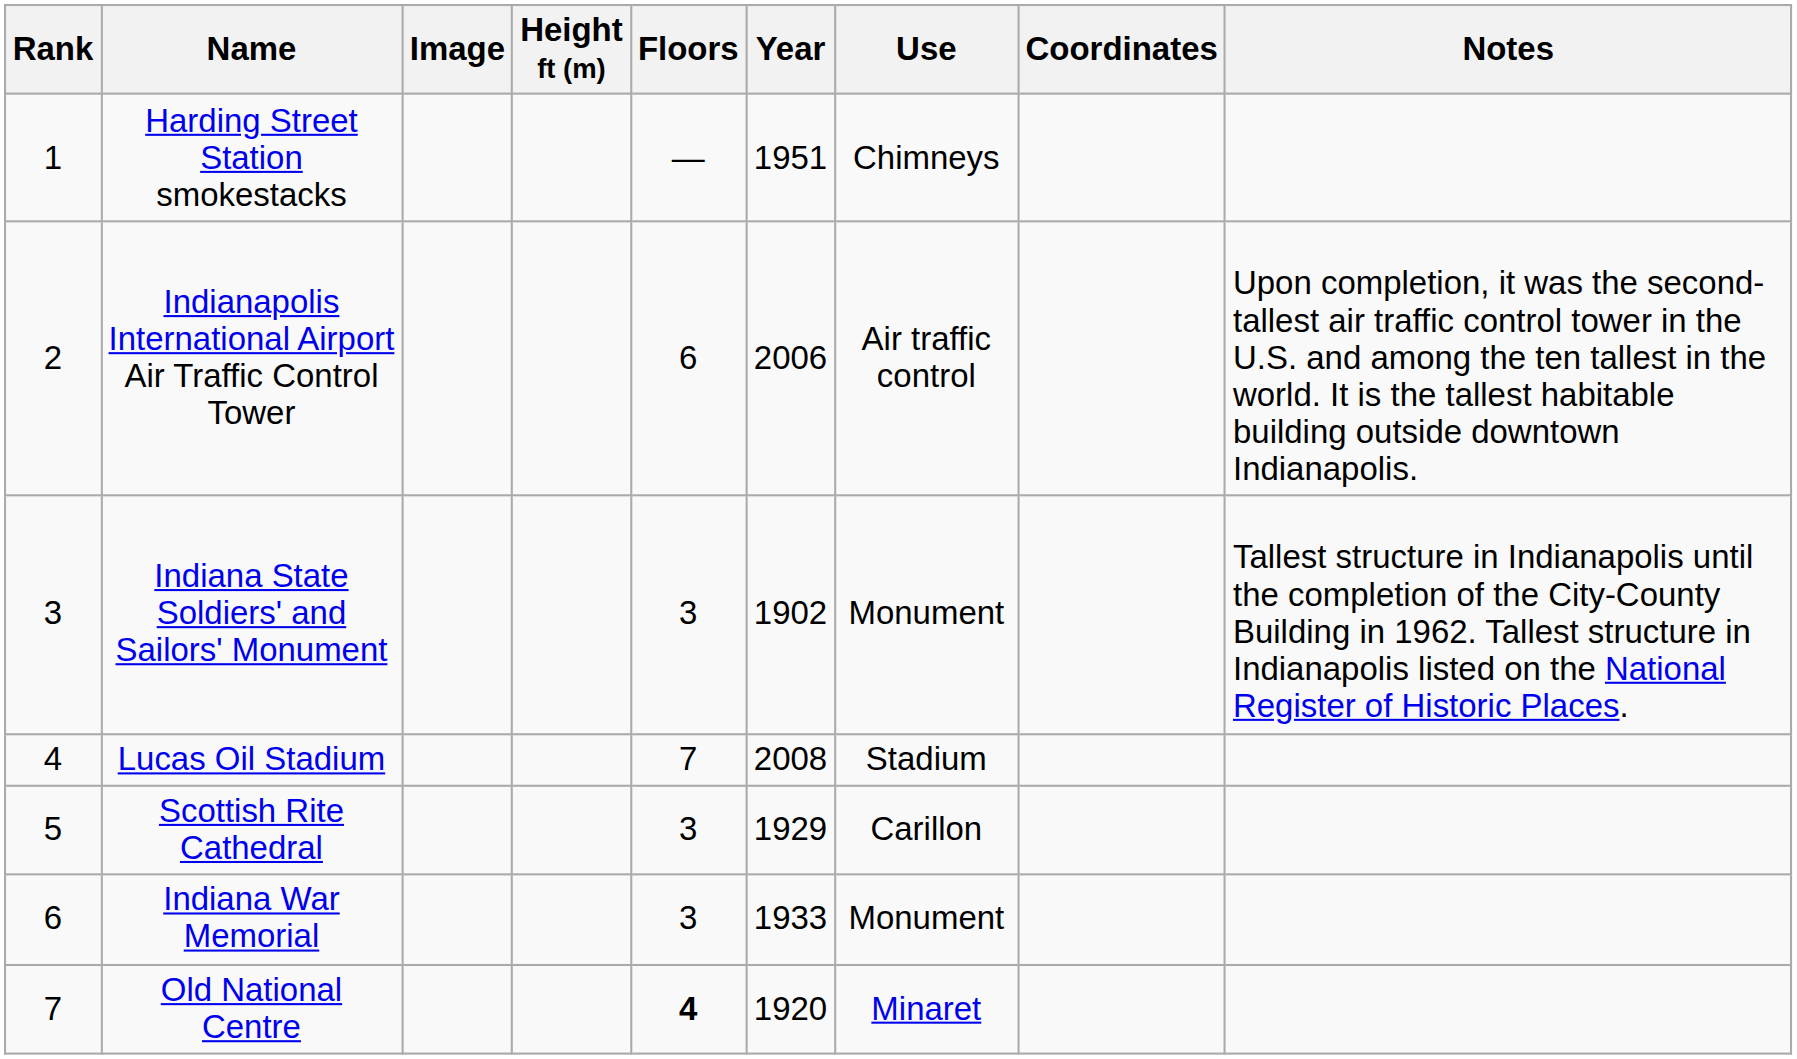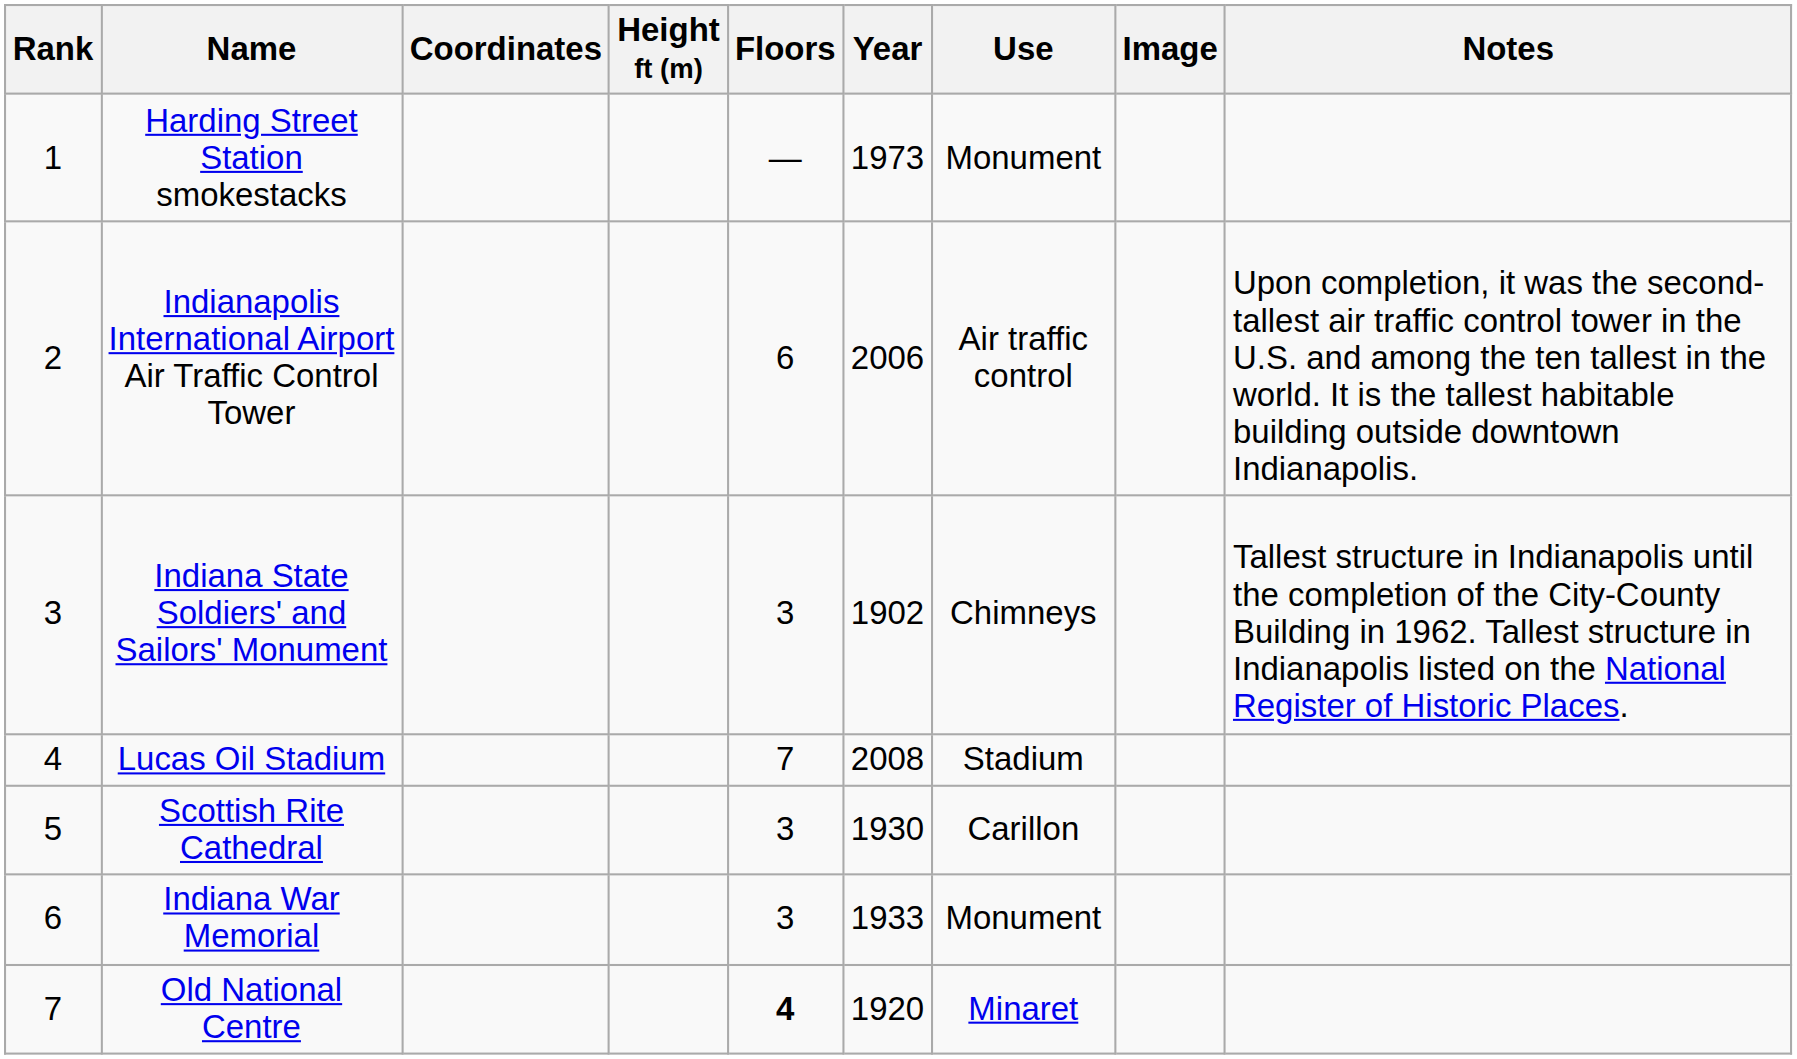columns swapped: (457, 49) <-> (1122, 49)
(791, 157) 1951 -> (888, 157) 1973
(926, 157) Chimneys -> (1023, 157) Monument
(926, 613) Monument -> (1023, 613) Chimneys
(791, 829) 1929 -> (888, 829) 1930
